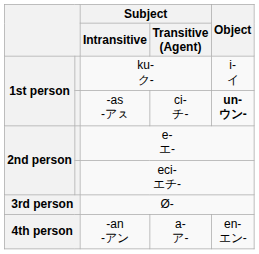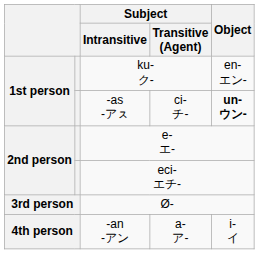(233, 72) i- イ -> (233, 72) en- エン-
(233, 230) en- エン- -> (233, 230) i- イ
